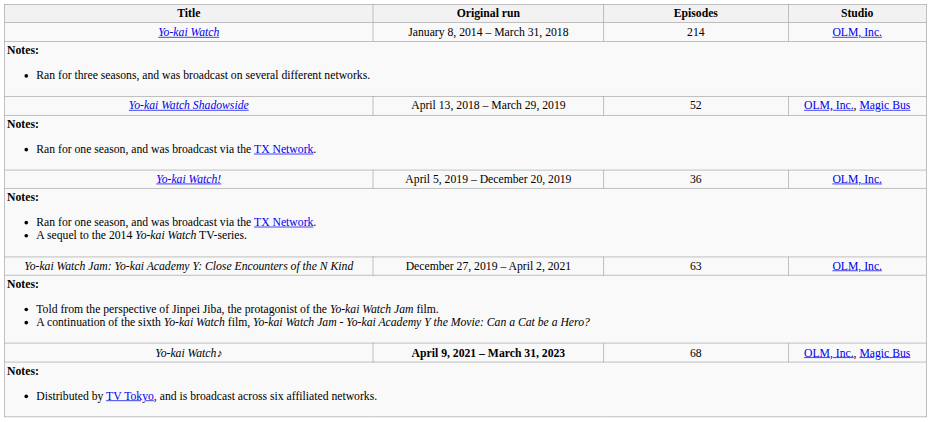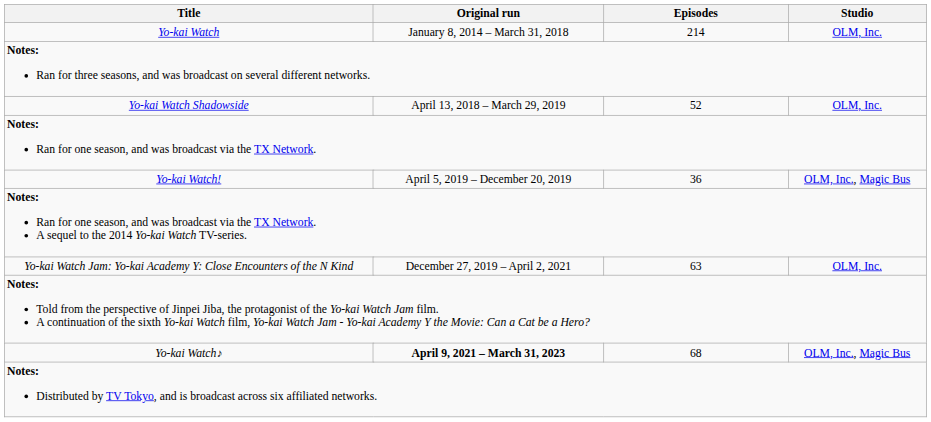(857, 105) OLM, Inc., Magic Bus -> (857, 105) OLM, Inc.
(857, 179) OLM, Inc. -> (857, 179) OLM, Inc., Magic Bus
